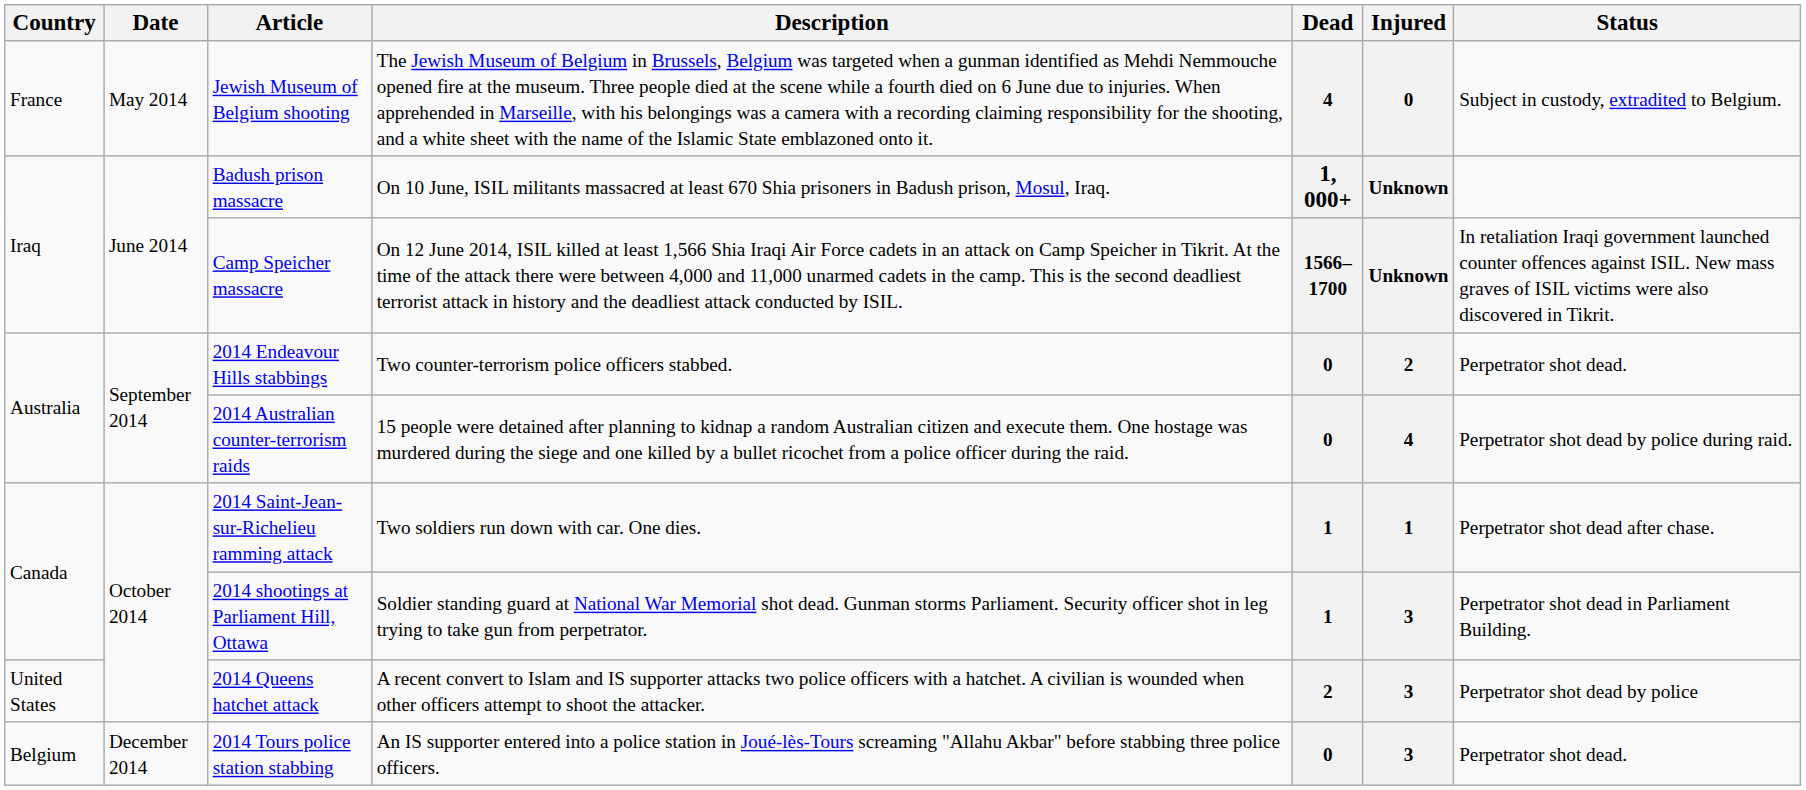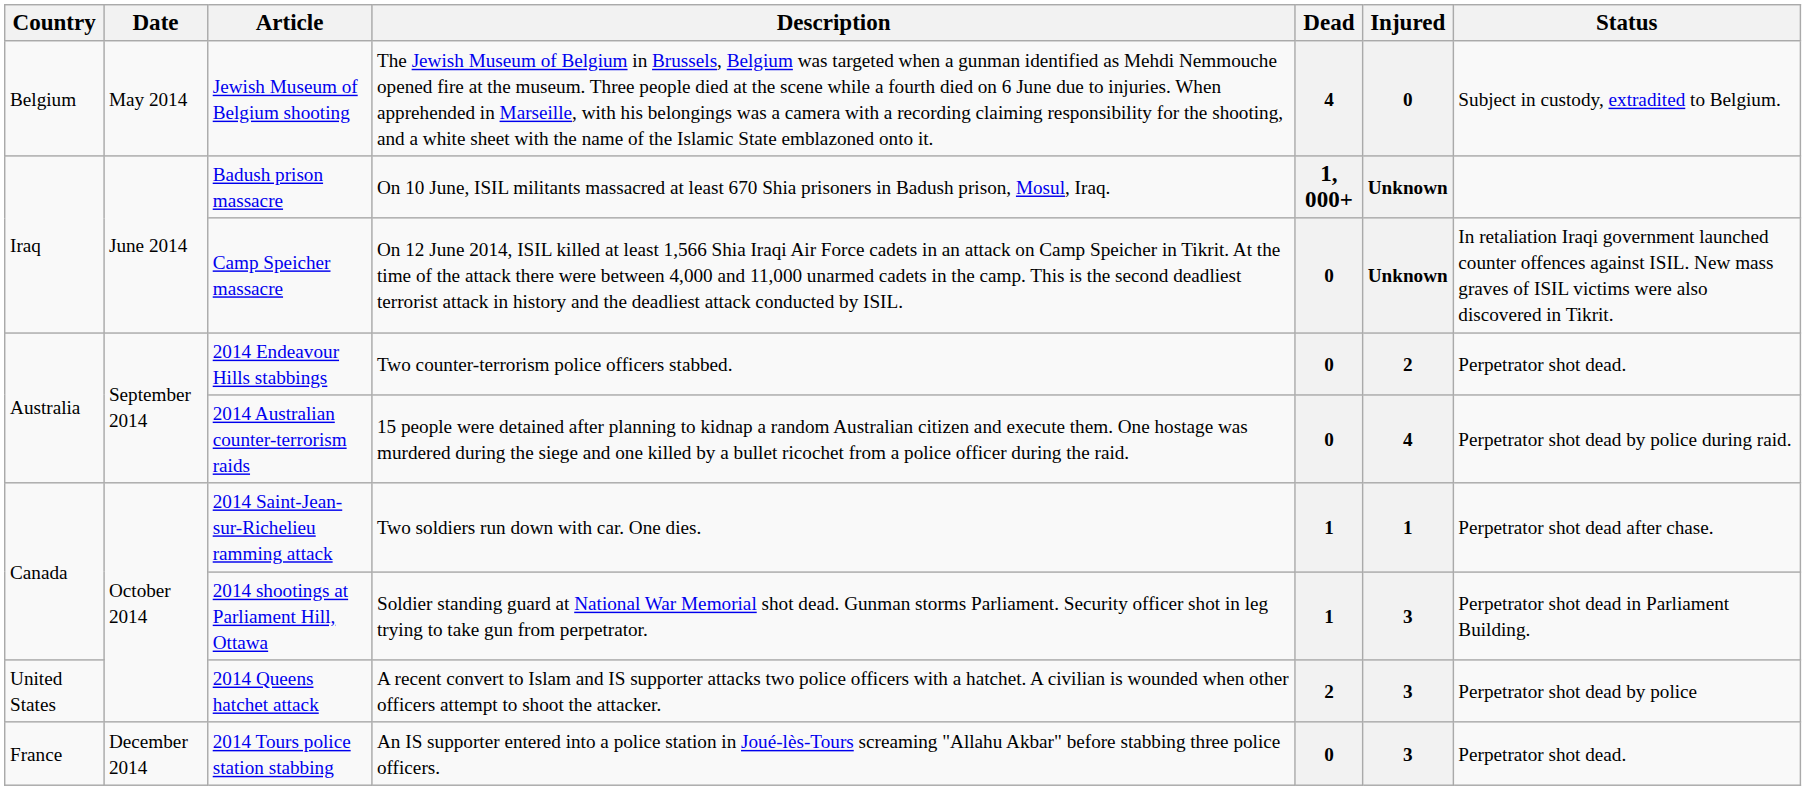(36, 99) France -> (43, 99) Belgium
(1328, 276) 1566–1700 -> (1329, 276) 0
(43, 754) Belgium -> (36, 754) France
